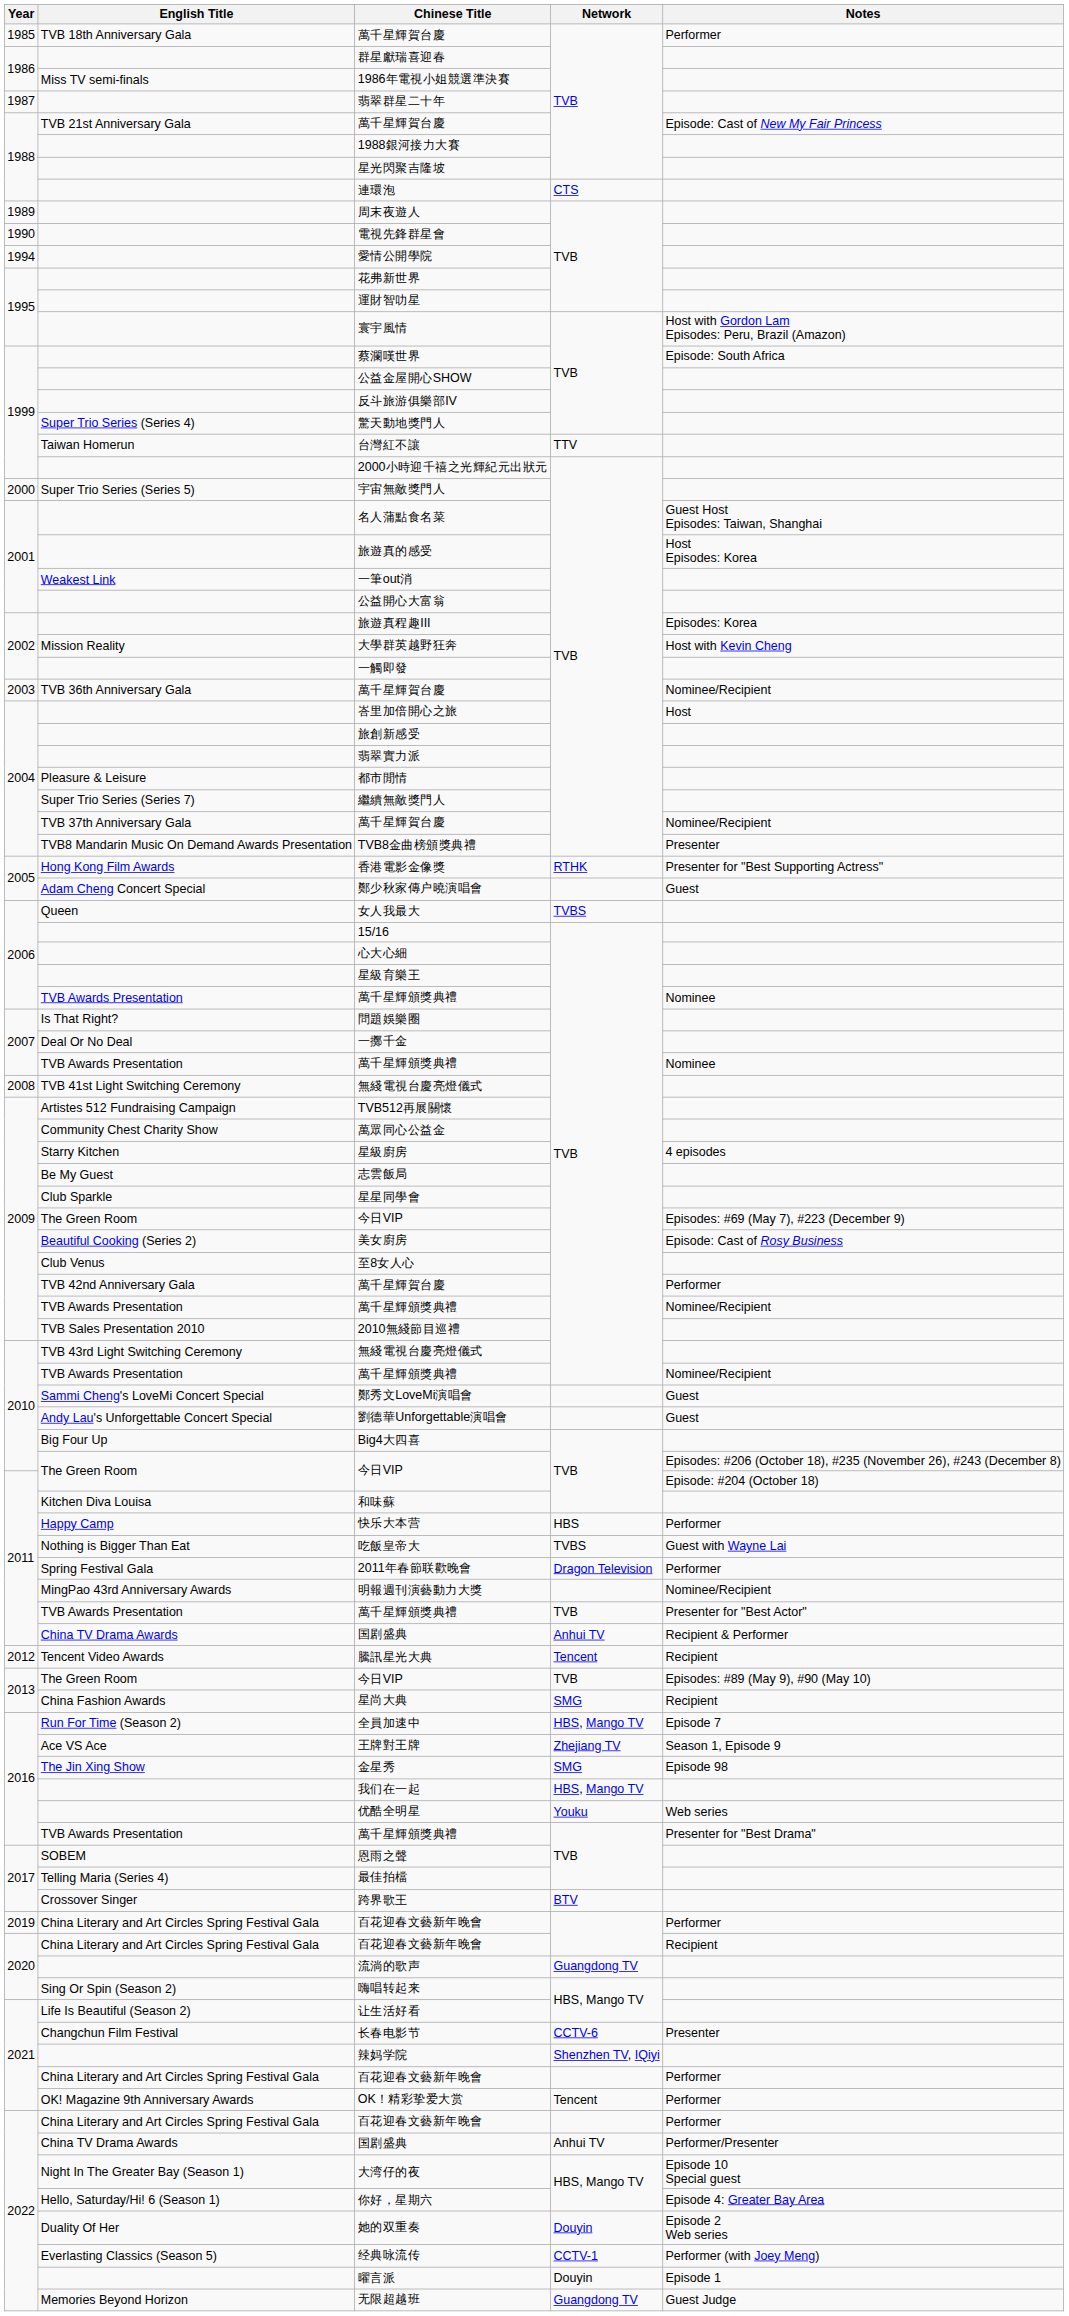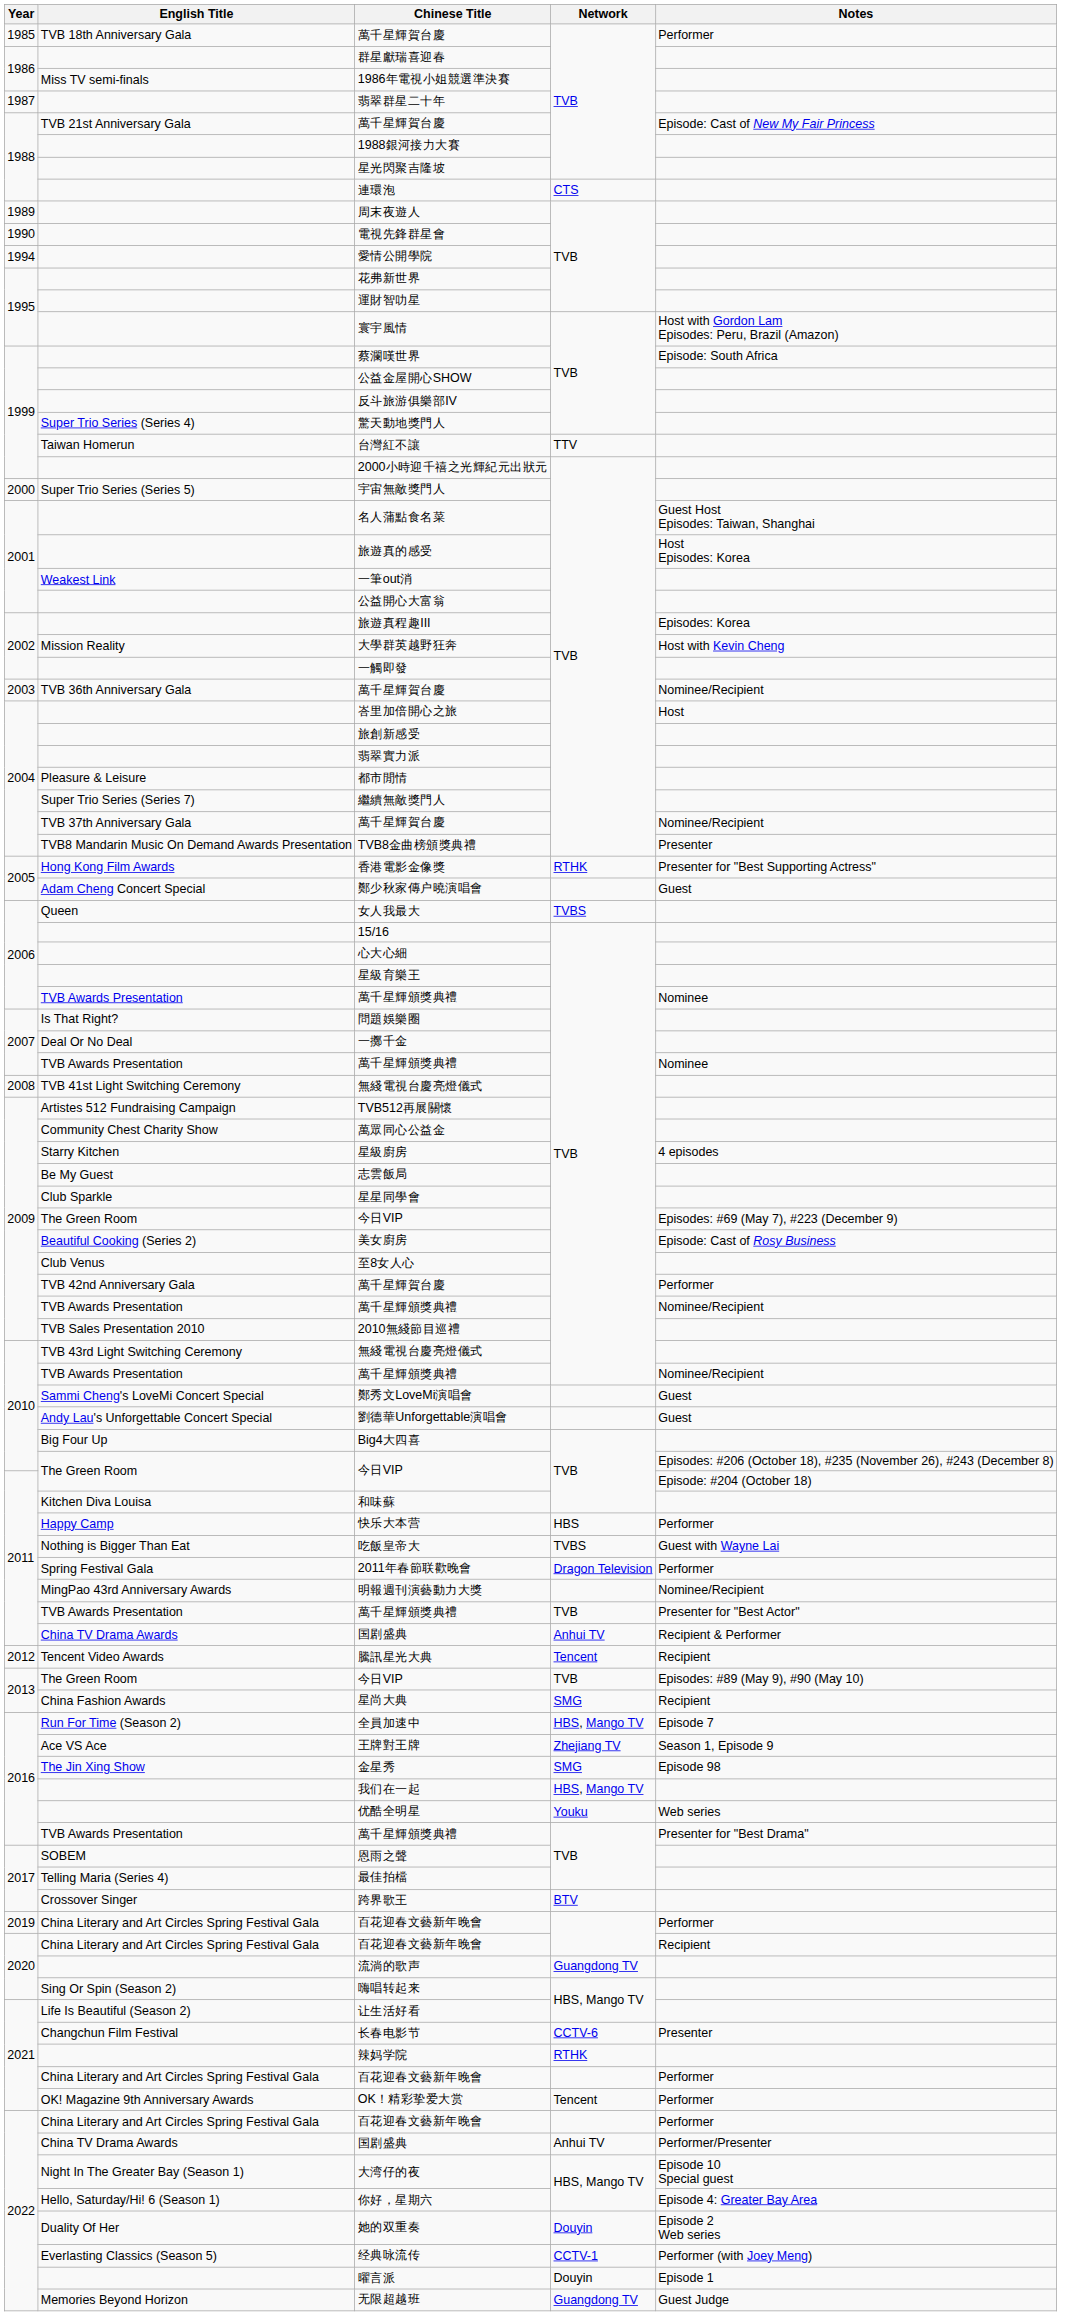(607, 2055) Shenzhen TV, IQiyi -> (570, 2055) RTHK
